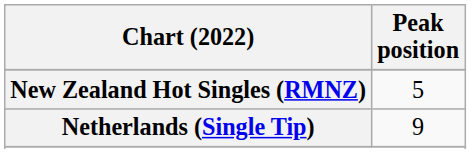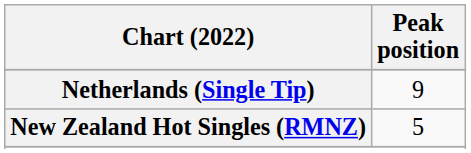rows swapped: (188, 127) <-> (188, 89)
